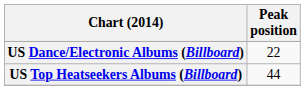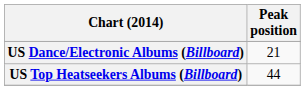(274, 52) 22 -> (274, 52) 21
